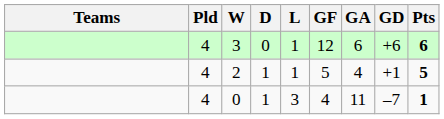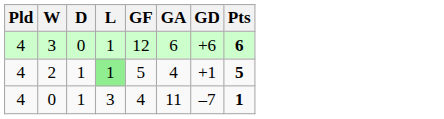- column: (97, 18)
(295, 72) no background -> (110, 72) lightgreen background
